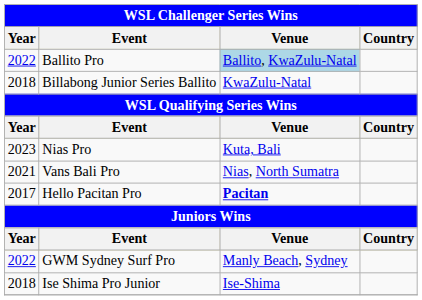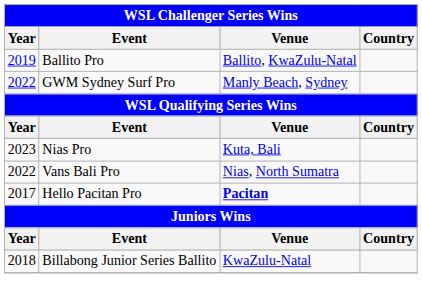(22, 60) 2022 -> (22, 60) 2019
(290, 60) lightblue background -> (290, 60) no background
rows swapped: (109, 261) <-> (129, 82)
(22, 171) 2021 -> (22, 171) 2022
- row: (101, 283)
